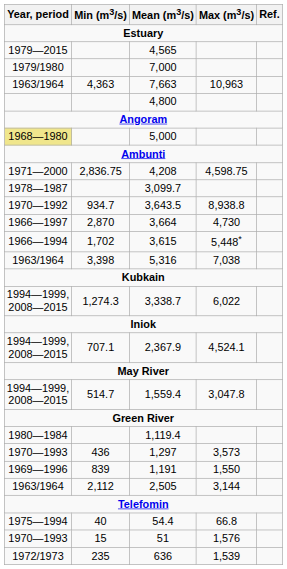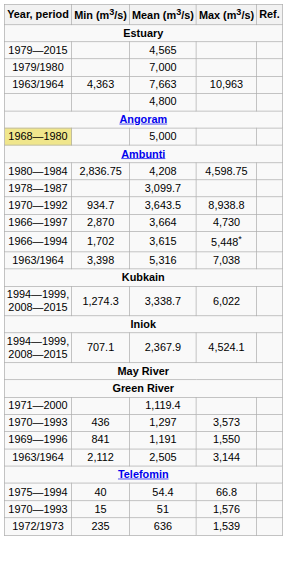(38, 171) 1971—2000 -> (38, 171) 1980—1984
- row: (163, 394)
(38, 435) 1980—1984 -> (38, 405) 1971—2000
(101, 469) 839 -> (101, 440) 841
